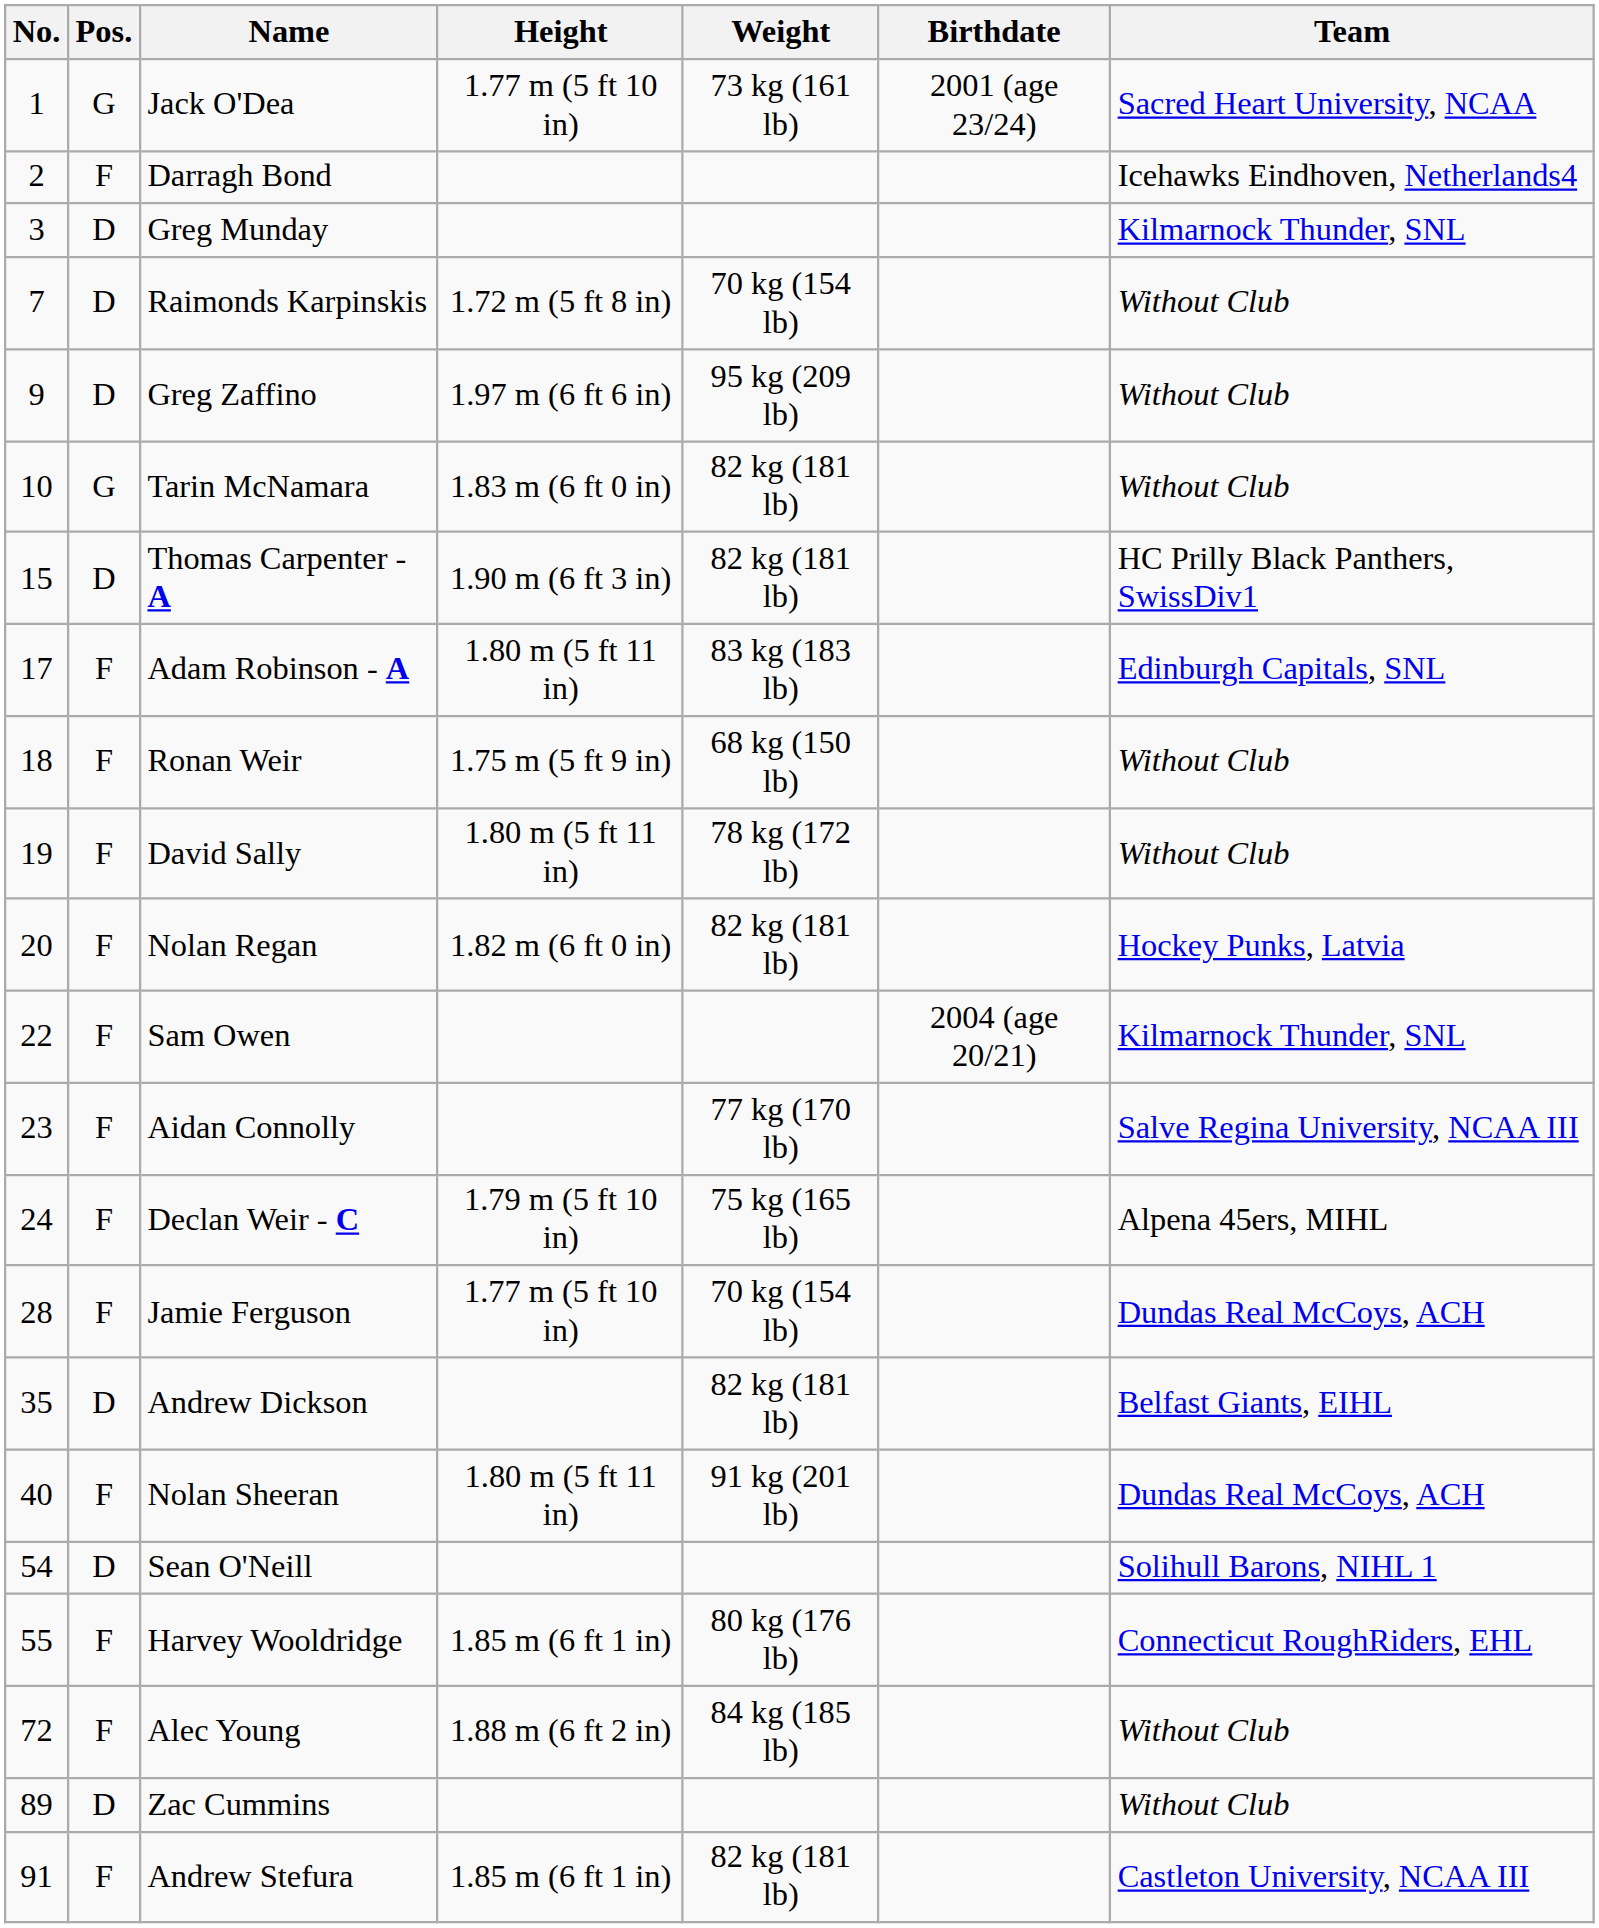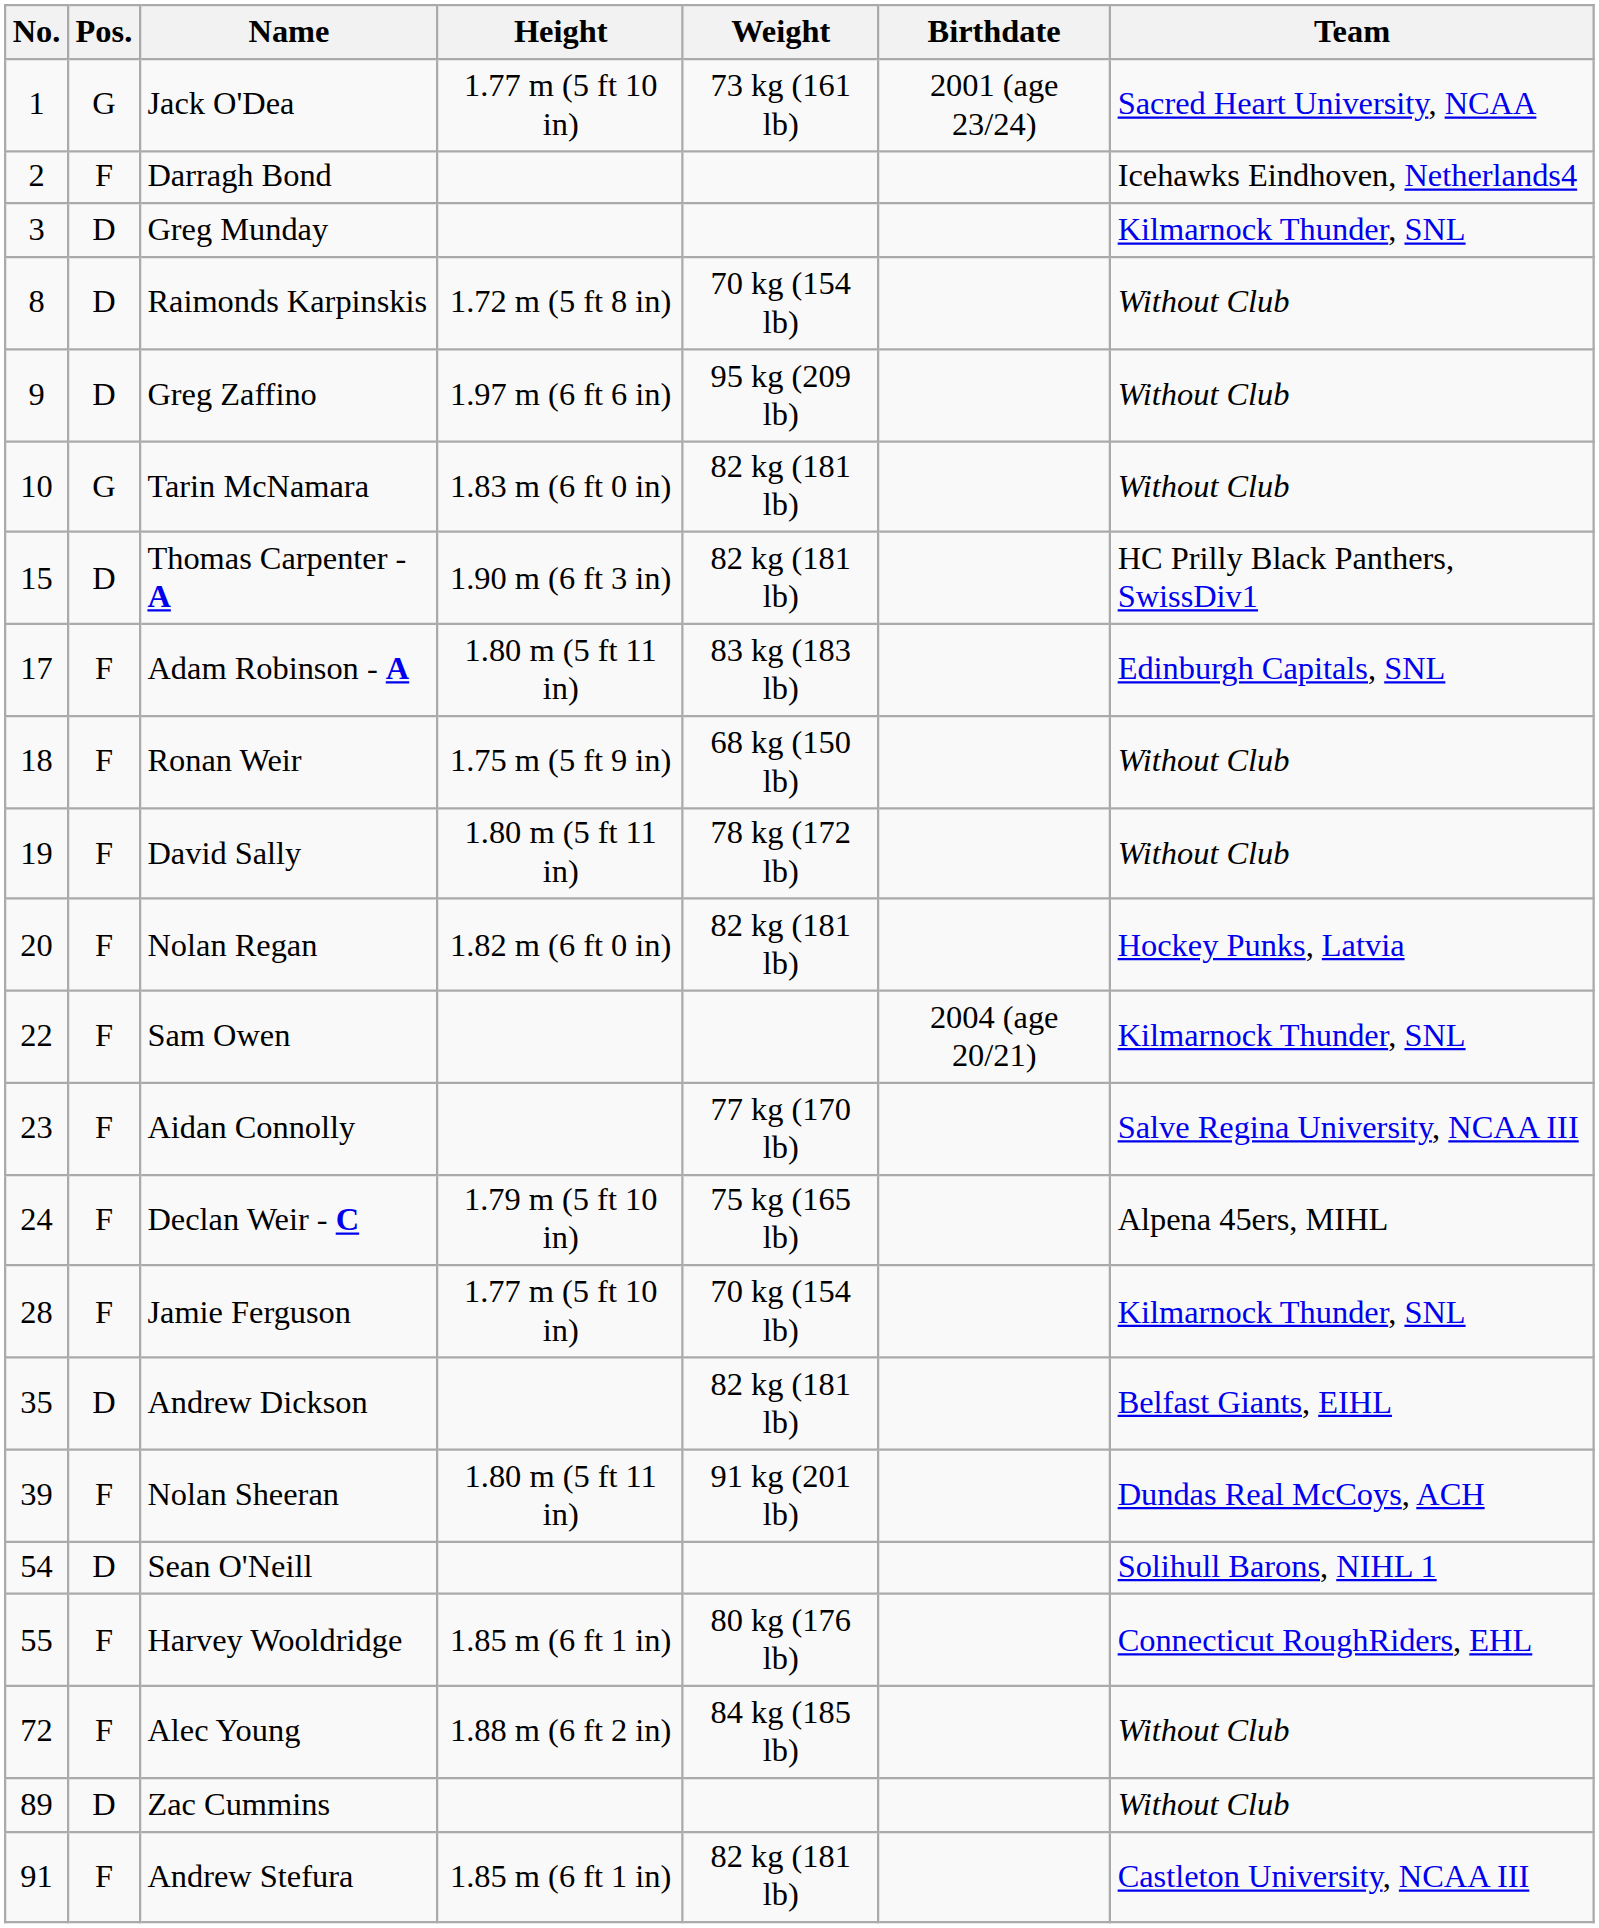(37, 302) 7 -> (37, 302) 8
(1301, 1311) Dundas Real McCoys, ACH -> (1292, 1311) Kilmarnock Thunder, SNL
(37, 1494) 40 -> (37, 1494) 39
